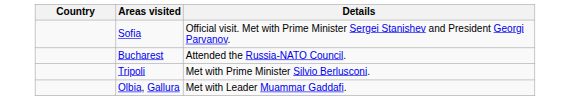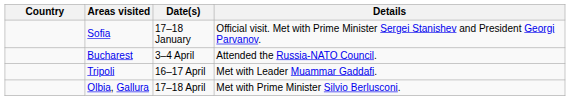+ column: (183, 12)
(278, 71) Met with Prime Minister Silvio Berlusconi. -> (297, 71) Met with Leader Muammar Gaddafi.
(266, 87) Met with Leader Muammar Gaddafi. -> (308, 87) Met with Prime Minister Silvio Berlusconi.
